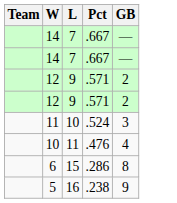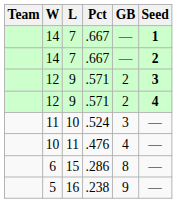+ column: (155, 15)
